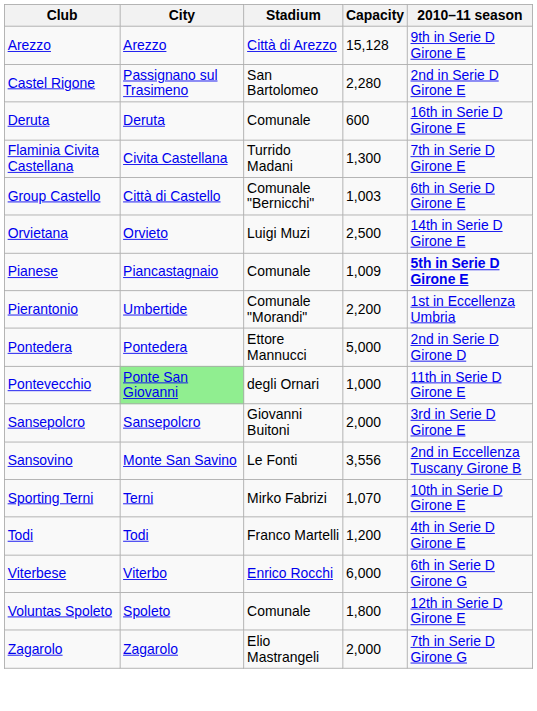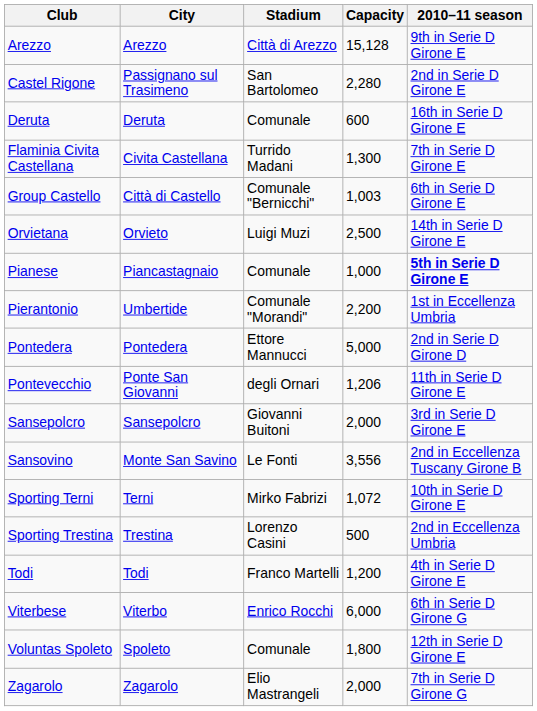(363, 271) 1,009 -> (363, 271) 1,000
(156, 385) lightgreen background -> (156, 385) no background
(363, 385) 1,000 -> (363, 385) 1,206
(363, 498) 1,070 -> (363, 498) 1,072
+ row: (60, 536)
